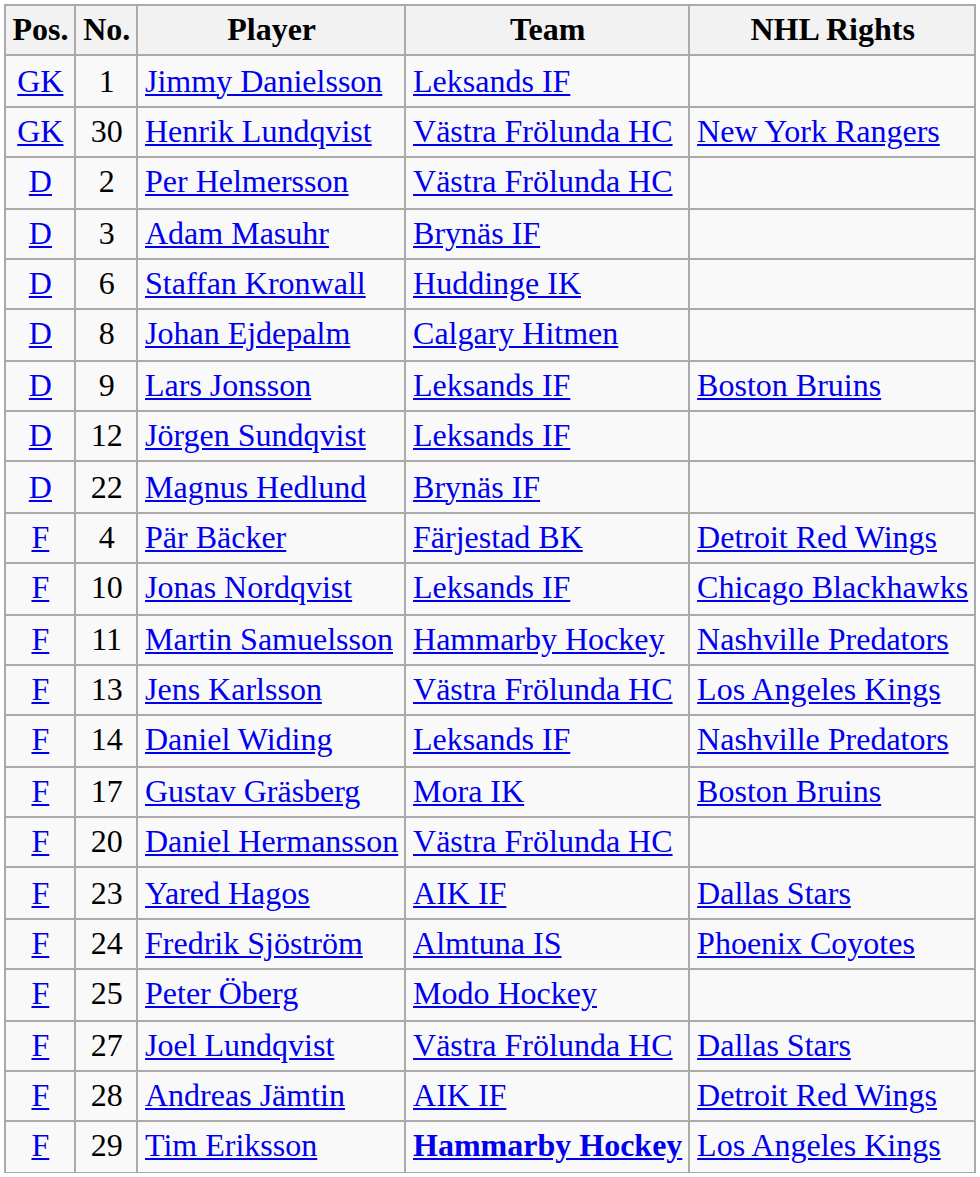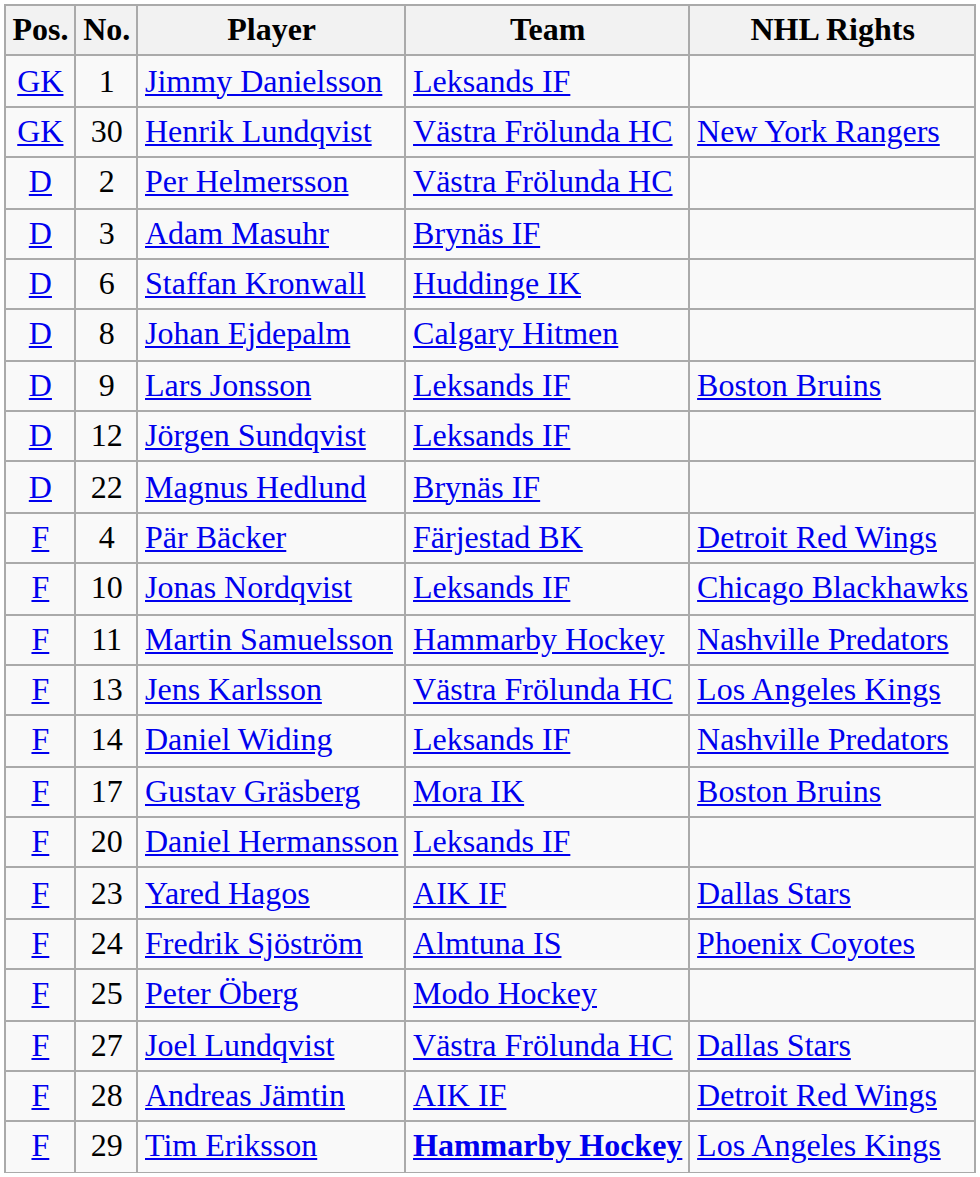(543, 841) Västra Frölunda HC -> (492, 841) Leksands IF
